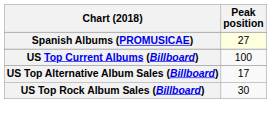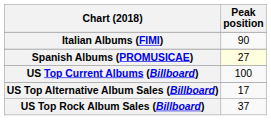+ row: (113, 40)
(243, 90) 30 -> (243, 106) 37
